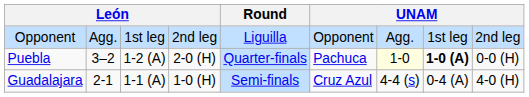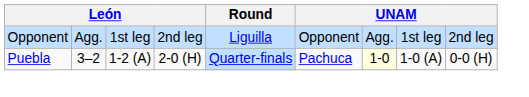(447, 59) bold -> (421, 59) normal
- row: (45, 80)
